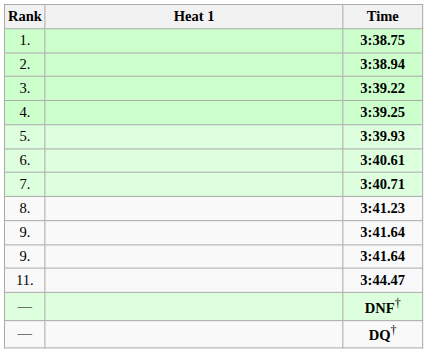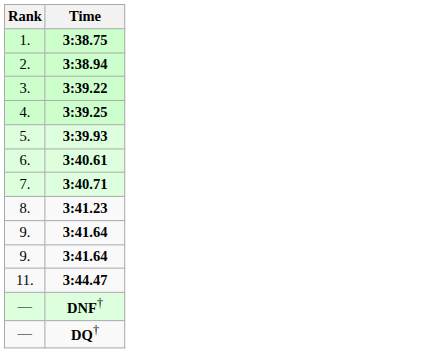- column: (194, 16)
